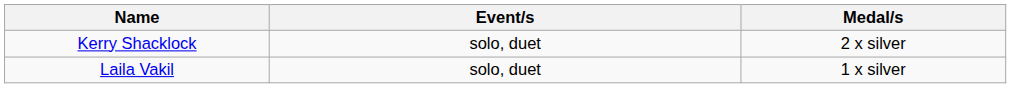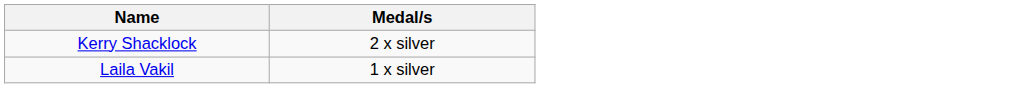- column: (505, 17)
